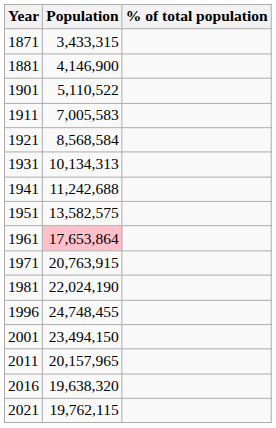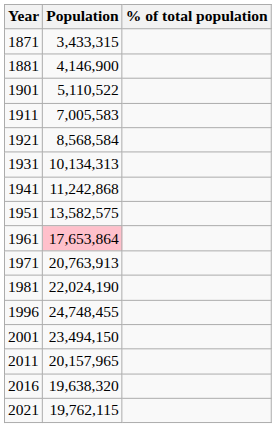(84, 189) 11,242,688 -> (84, 189) 11,242,868
(84, 262) 20,763,915 -> (84, 262) 20,763,913
